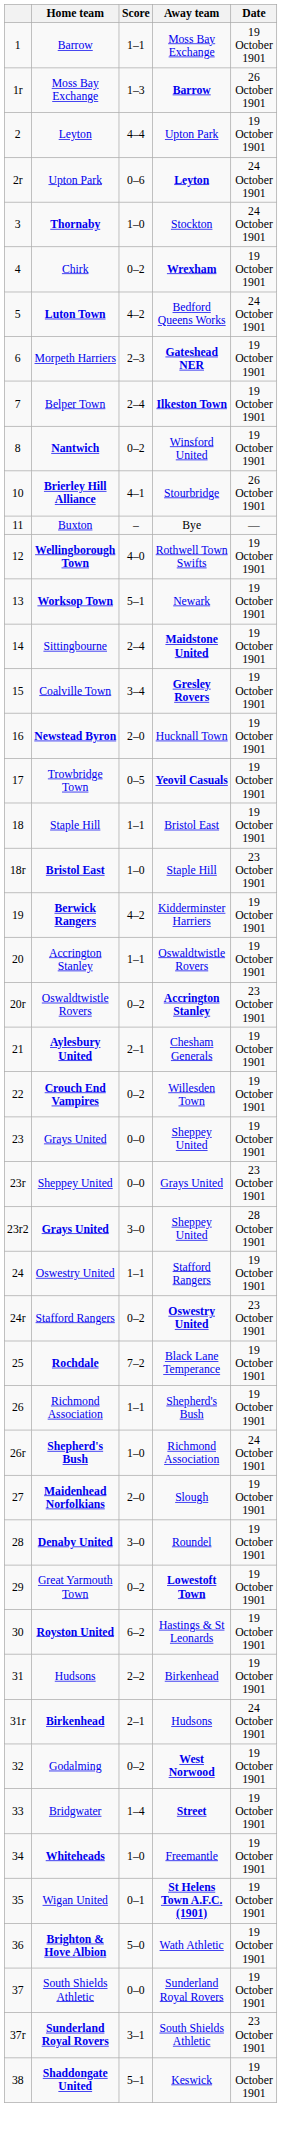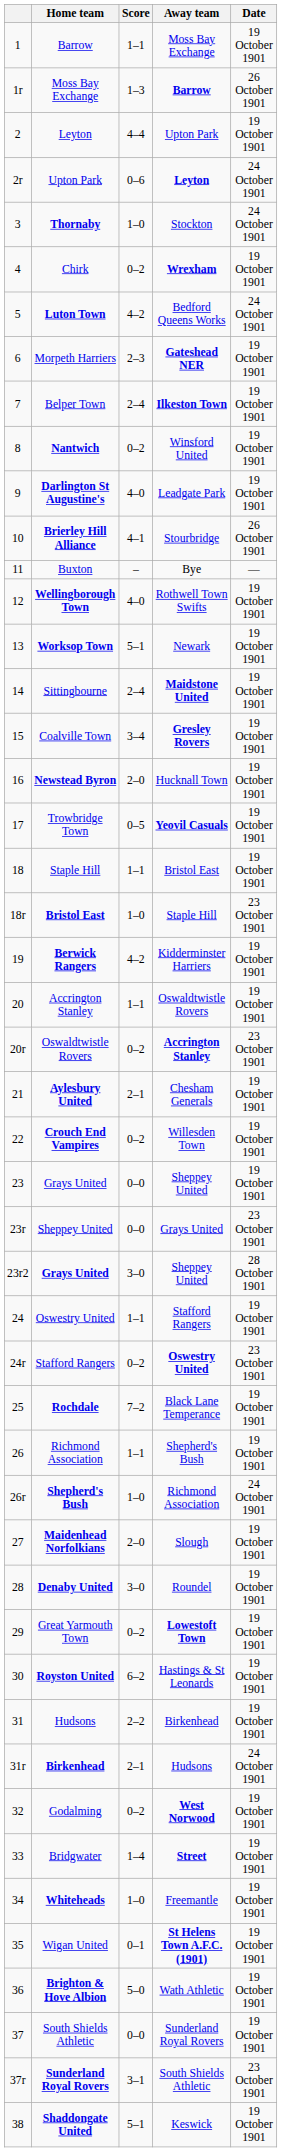+ row: (18, 493)
